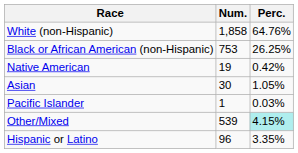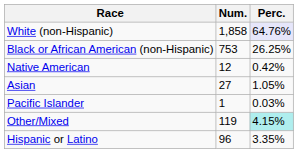(272, 31) no background -> (272, 31) lavender background
(225, 67) 19 -> (225, 67) 12
(225, 85) 30 -> (225, 85) 27
(228, 121) 539 -> (228, 121) 119
